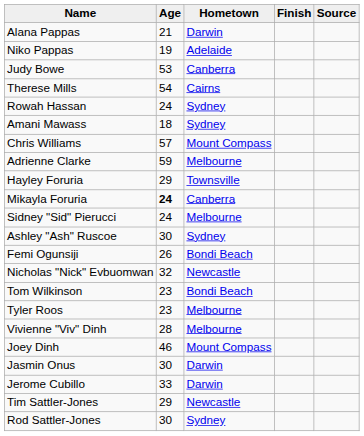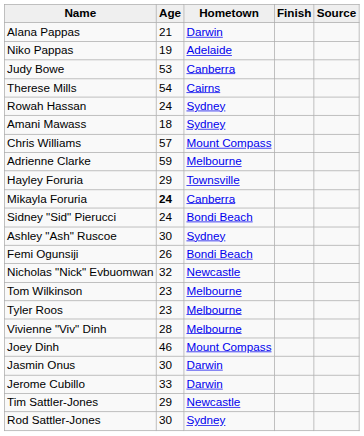(214, 217) Melbourne -> (220, 217) Bondi Beach
(220, 291) Bondi Beach -> (214, 291) Melbourne
